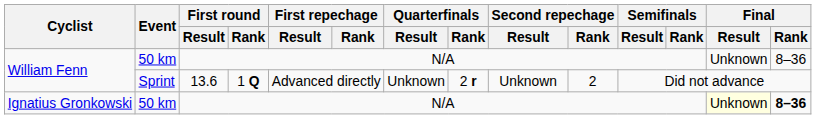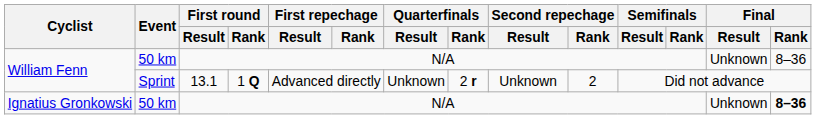(204, 81) 13.6 -> (204, 81) 13.1
(739, 103) lightyellow background -> (739, 103) no background
